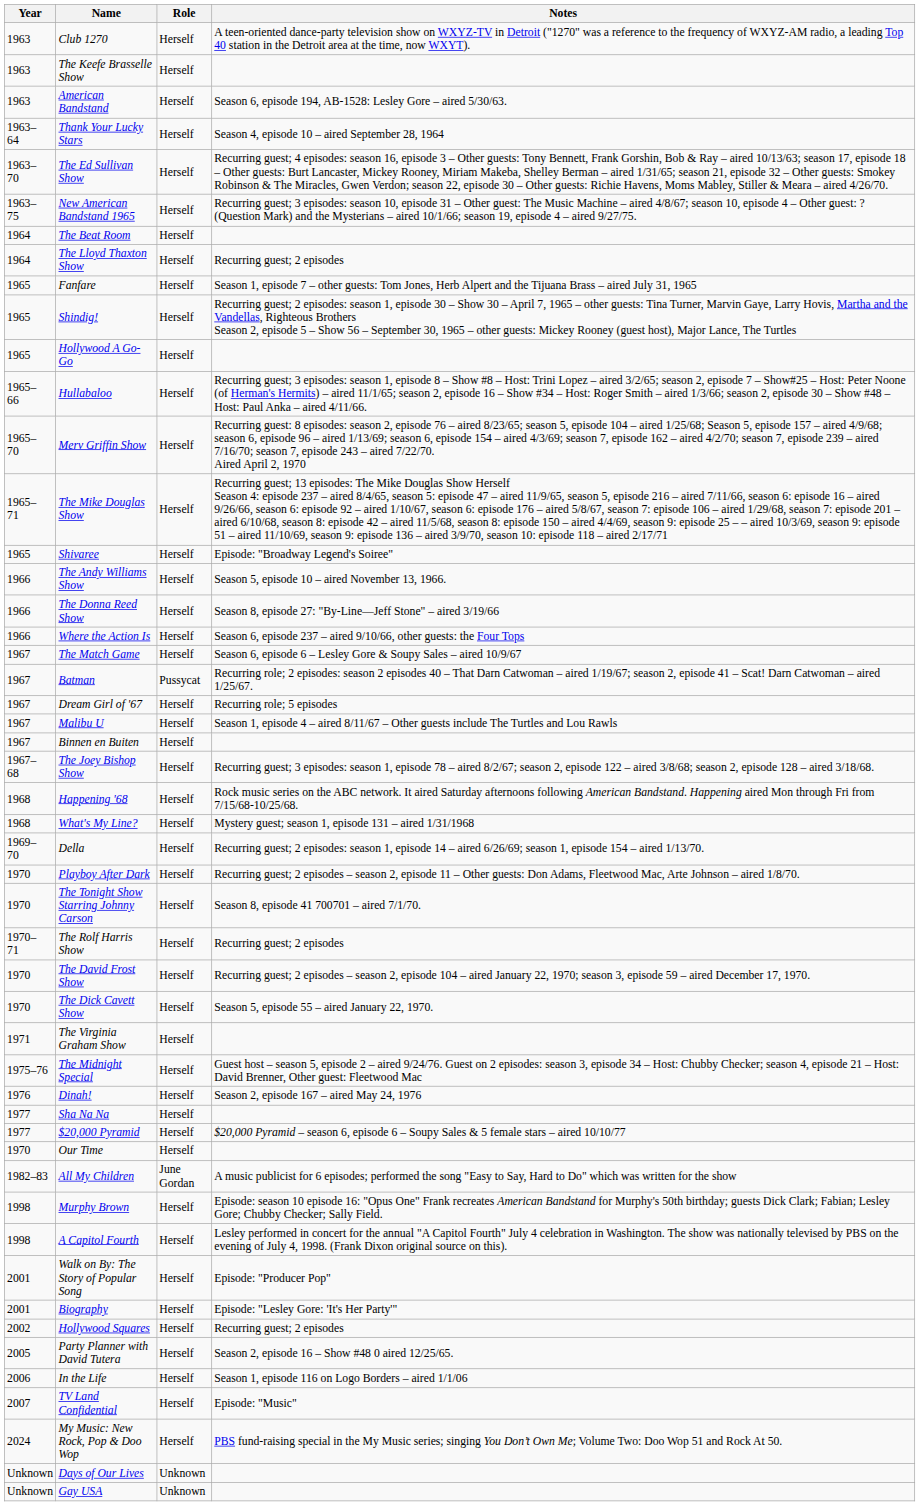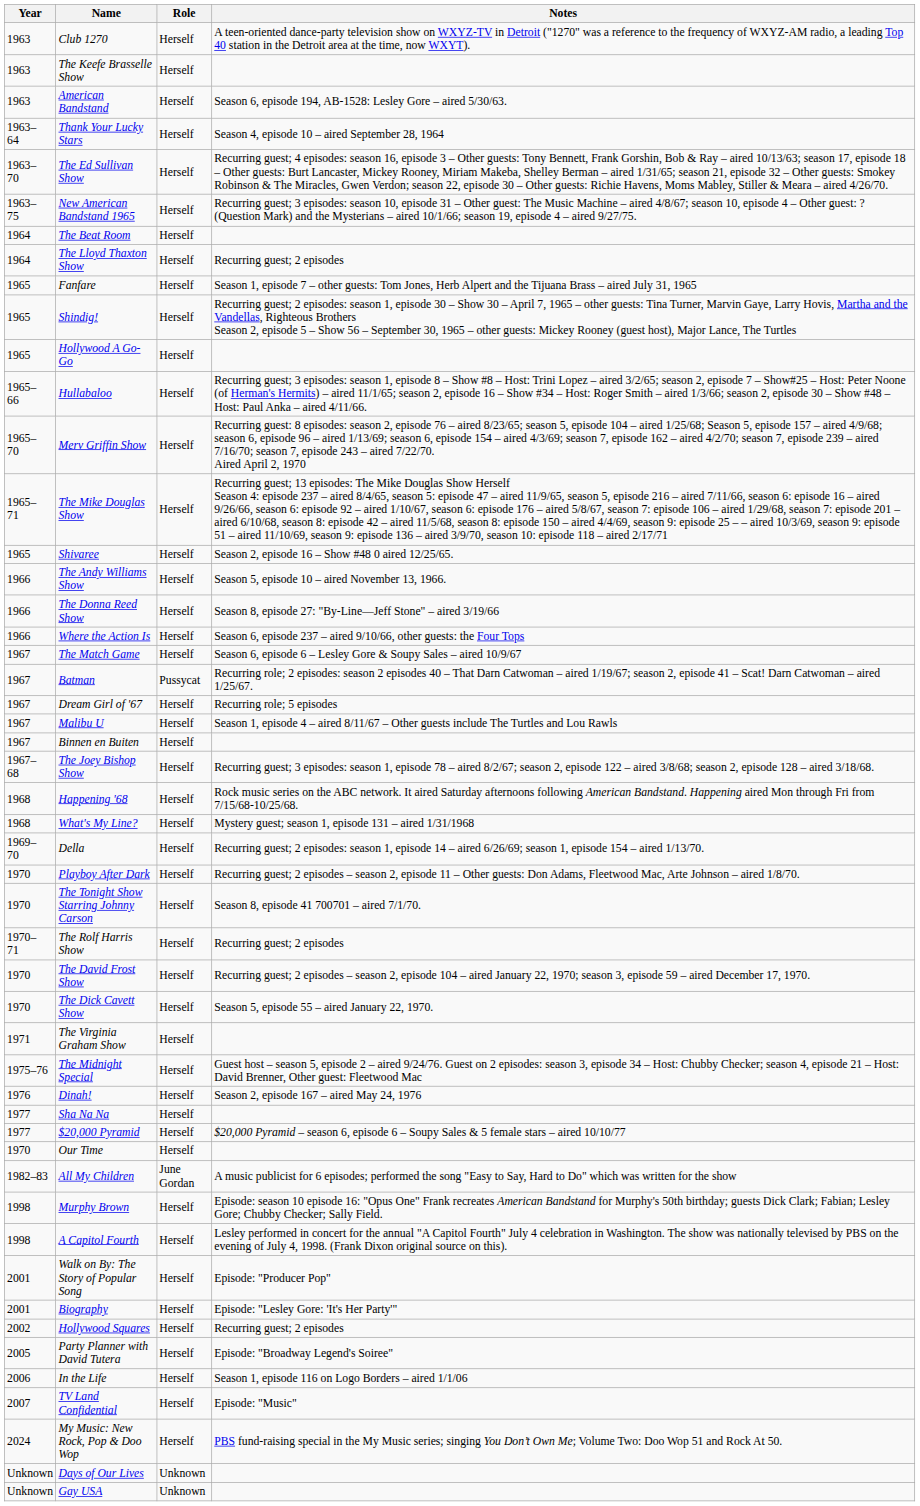(304, 554) Episode: "Broadway Legend's Soiree" -> (334, 554) Season 2, episode 16 – Show #48 0 aired 12/25/65.
(334, 1353) Season 2, episode 16 – Show #48 0 aired 12/25/65. -> (304, 1353) Episode: "Broadway Legend's Soiree"
